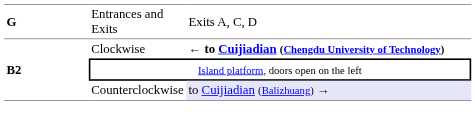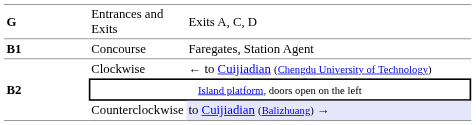+ row: (119, 48)
(316, 48) bold -> (310, 68) normal
